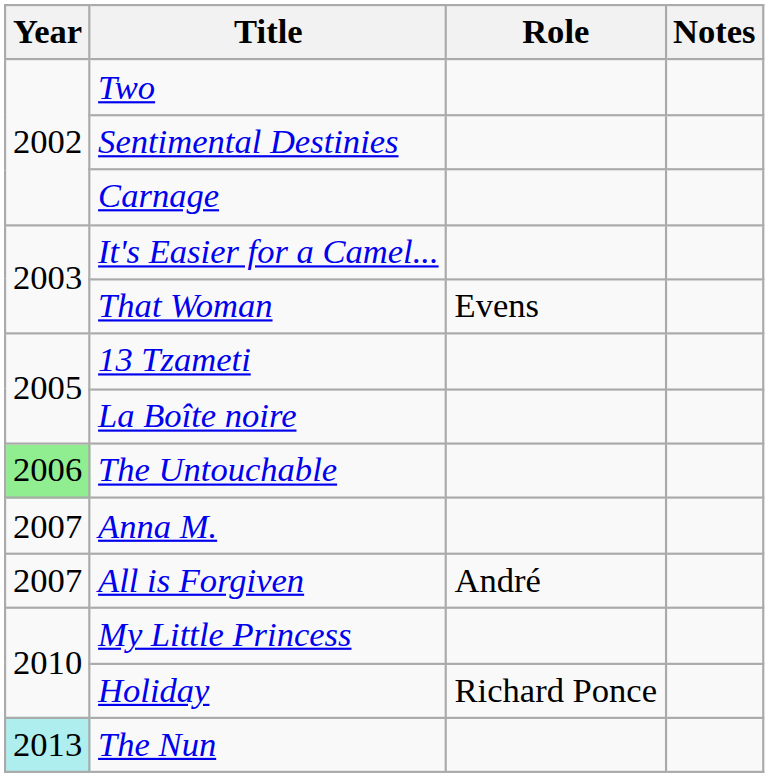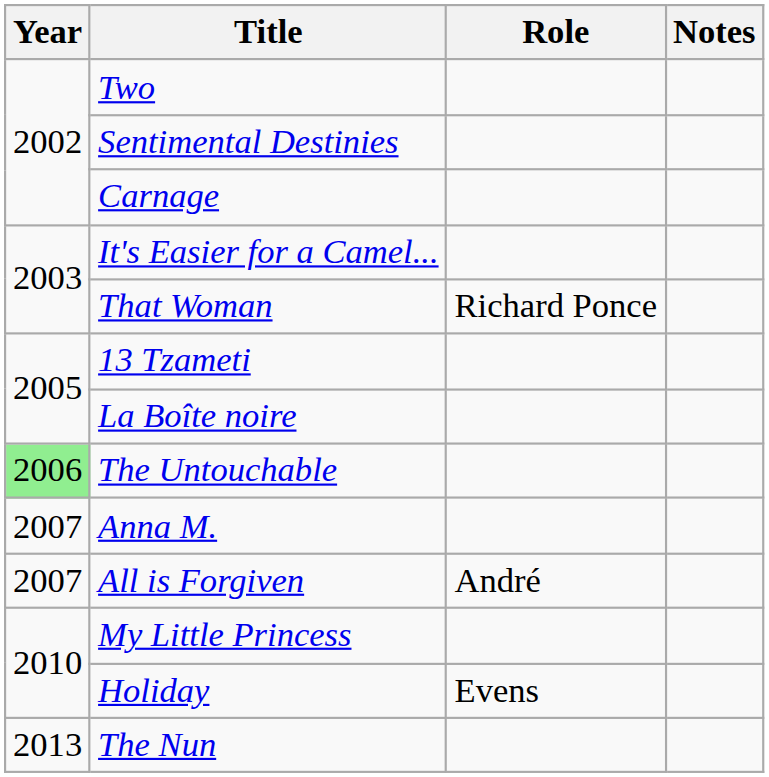(497, 305) Evens -> (556, 305) Richard Ponce
(556, 689) Richard Ponce -> (497, 689) Evens
(48, 744) paleturquoise background -> (48, 744) no background
